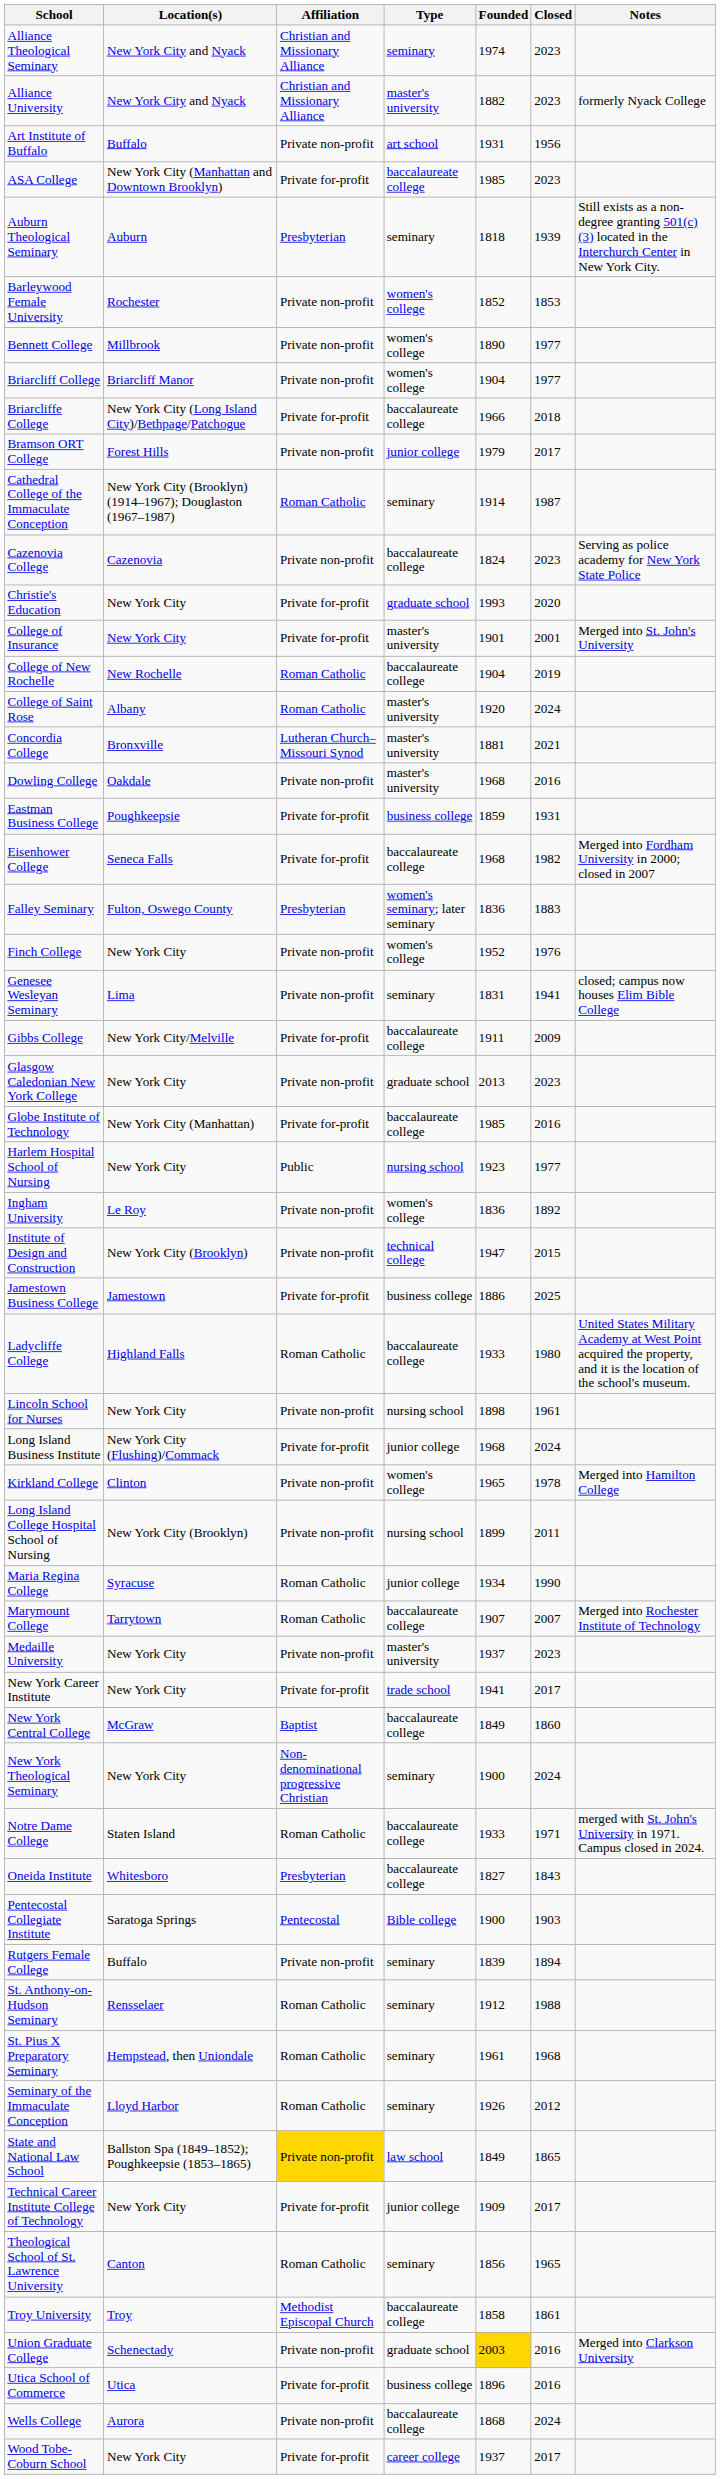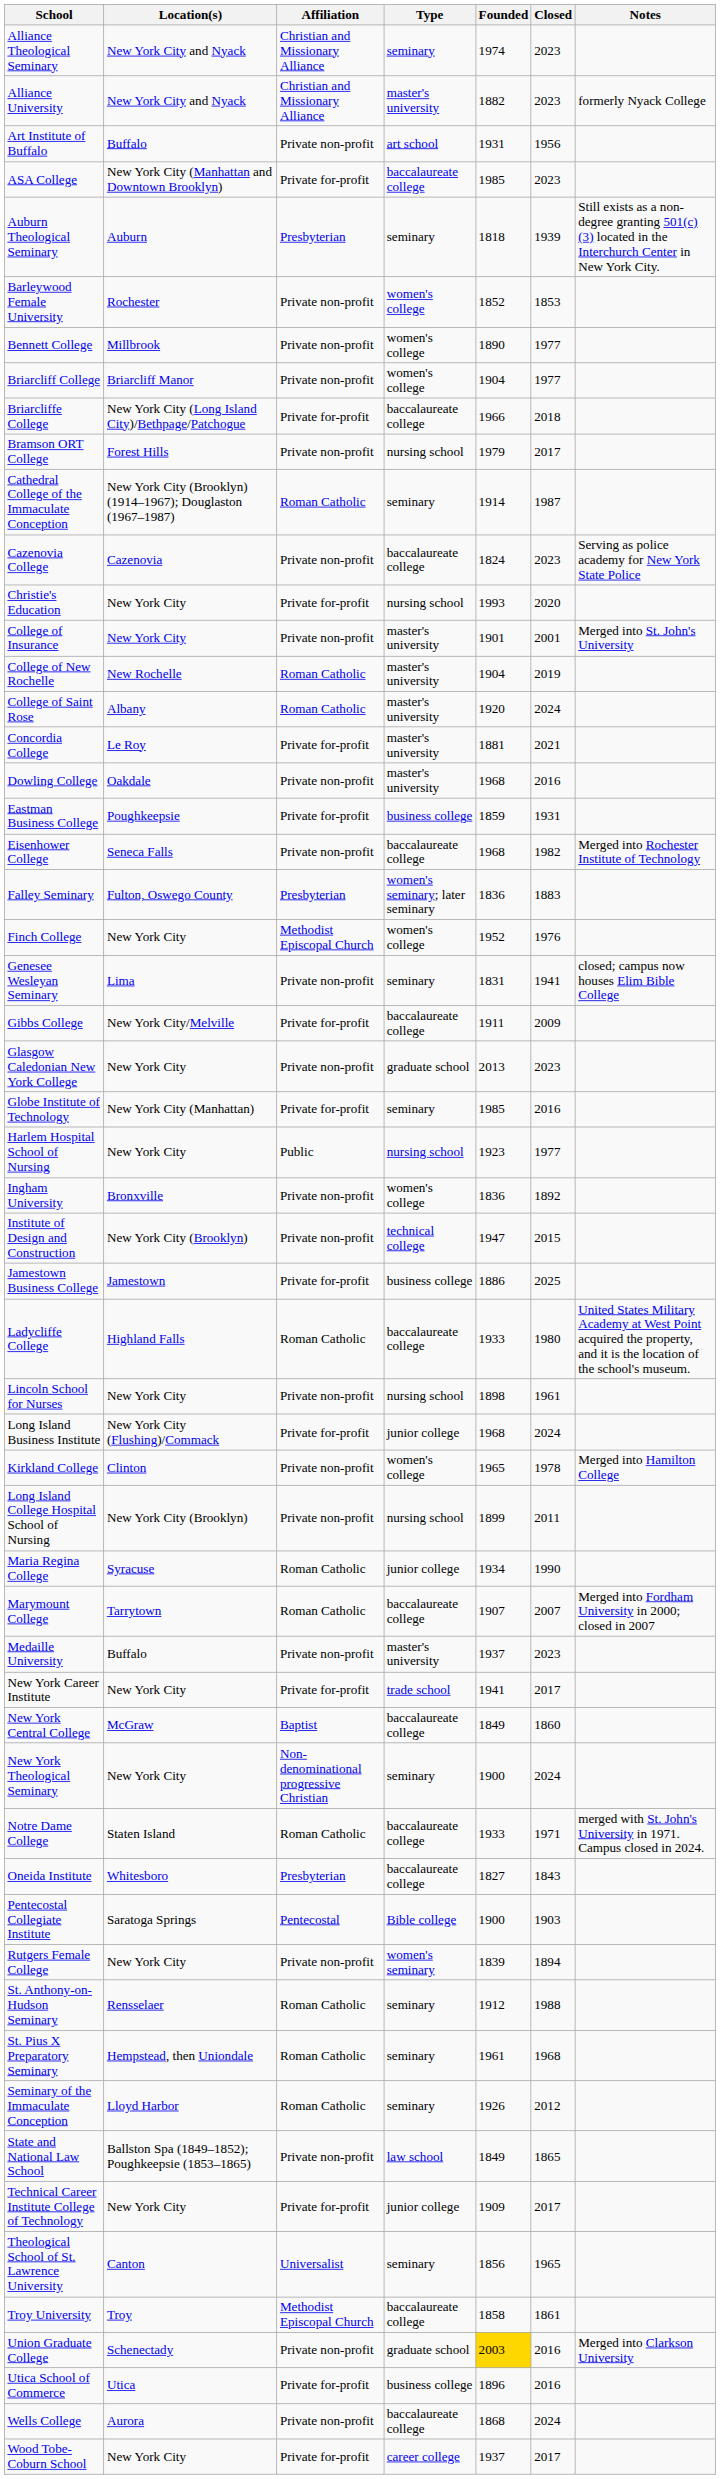(423, 451) junior college -> (425, 451) nursing school
(428, 602) graduate school -> (425, 602) nursing school
(324, 638) Private for-profit -> (327, 638) Private non-profit
(422, 673) baccalaureate college -> (413, 673) master's university
(135, 745) Bronxville -> (126, 745) Le Roy
(328, 745) Lutheran Church–Missouri Synod -> (324, 745) Private for-profit
(324, 859) Private for-profit -> (327, 851) Private non-profit
(636, 859) Merged into Fordham University in 2000; closed in 2007 -> (639, 851) Merged into Rochester Institute of Technology
(327, 952) Private non-profit -> (327, 937) Methodist Episcopal Church
(422, 1124) baccalaureate college -> (411, 1109) seminary
(126, 1210) Le Roy -> (135, 1195) Bronxville
(639, 1618) Merged into Rochester Institute of Technology -> (636, 1611) Merged into Fordham University in 2000; closed in 2007
(146, 1654) New York City -> (127, 1654) Buffalo
(127, 1962) Buffalo -> (146, 1962) New York City
(411, 1962) seminary -> (411, 1962) women's seminary
(327, 2156) gold background -> (327, 2156) no background
(323, 2264) Roman Catholic -> (312, 2264) Universalist
